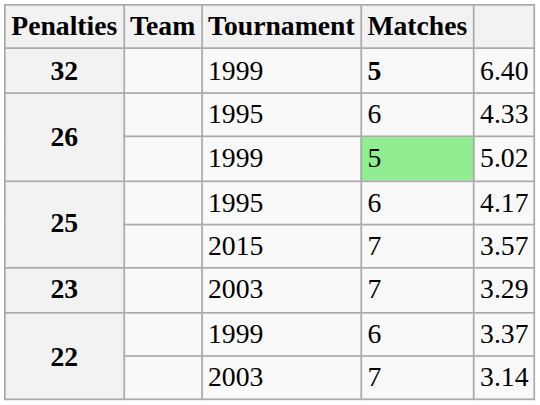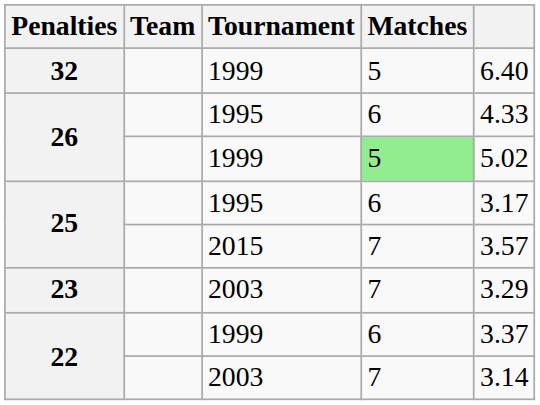(374, 70) bold -> (374, 70) normal
(504, 202) 4.17 -> (504, 202) 3.17
